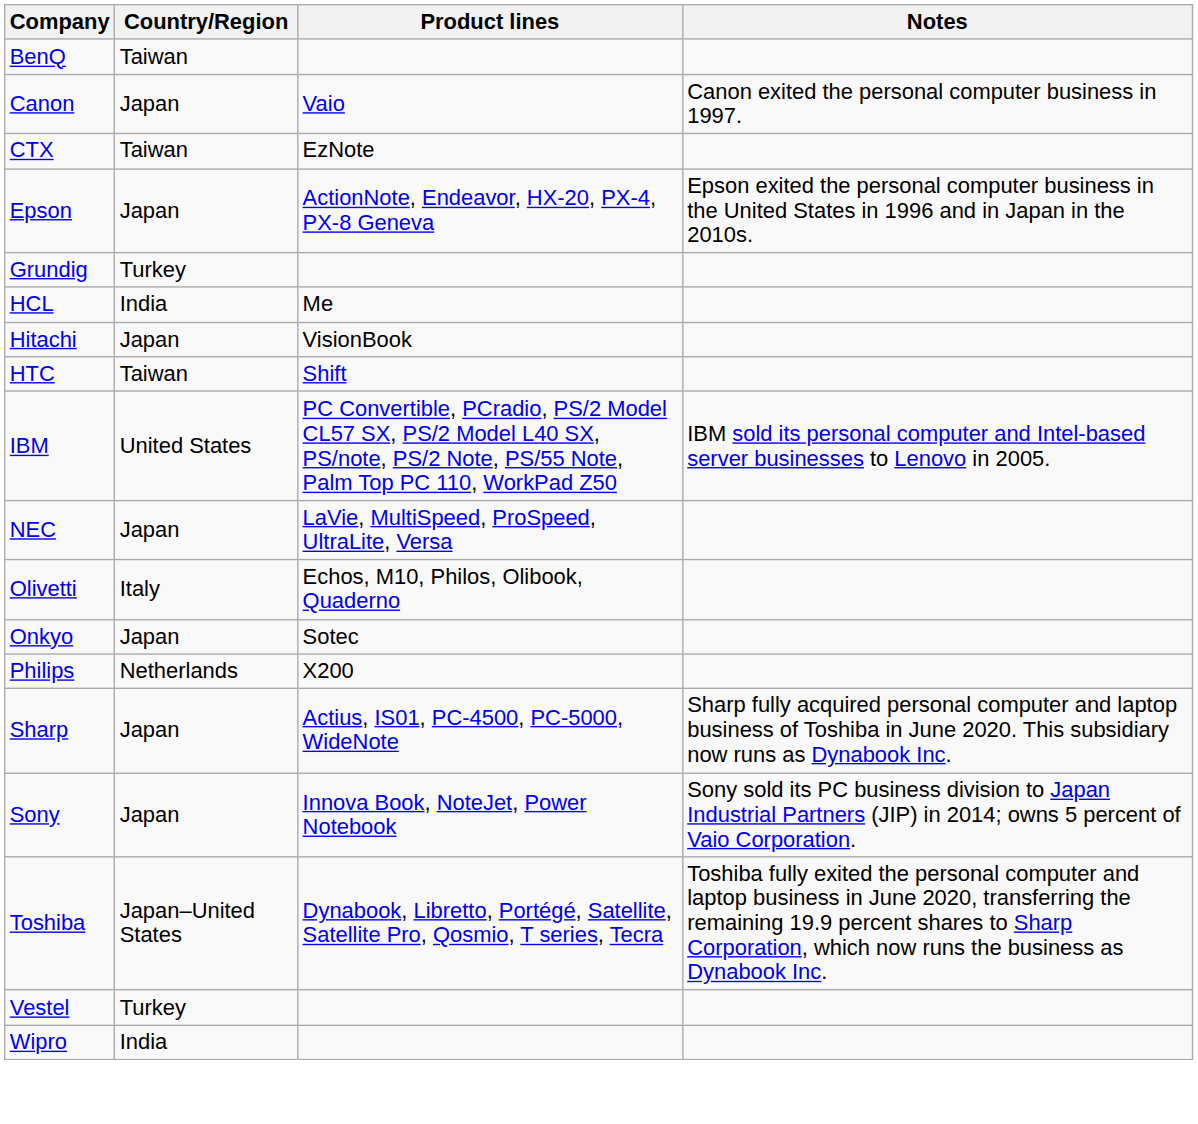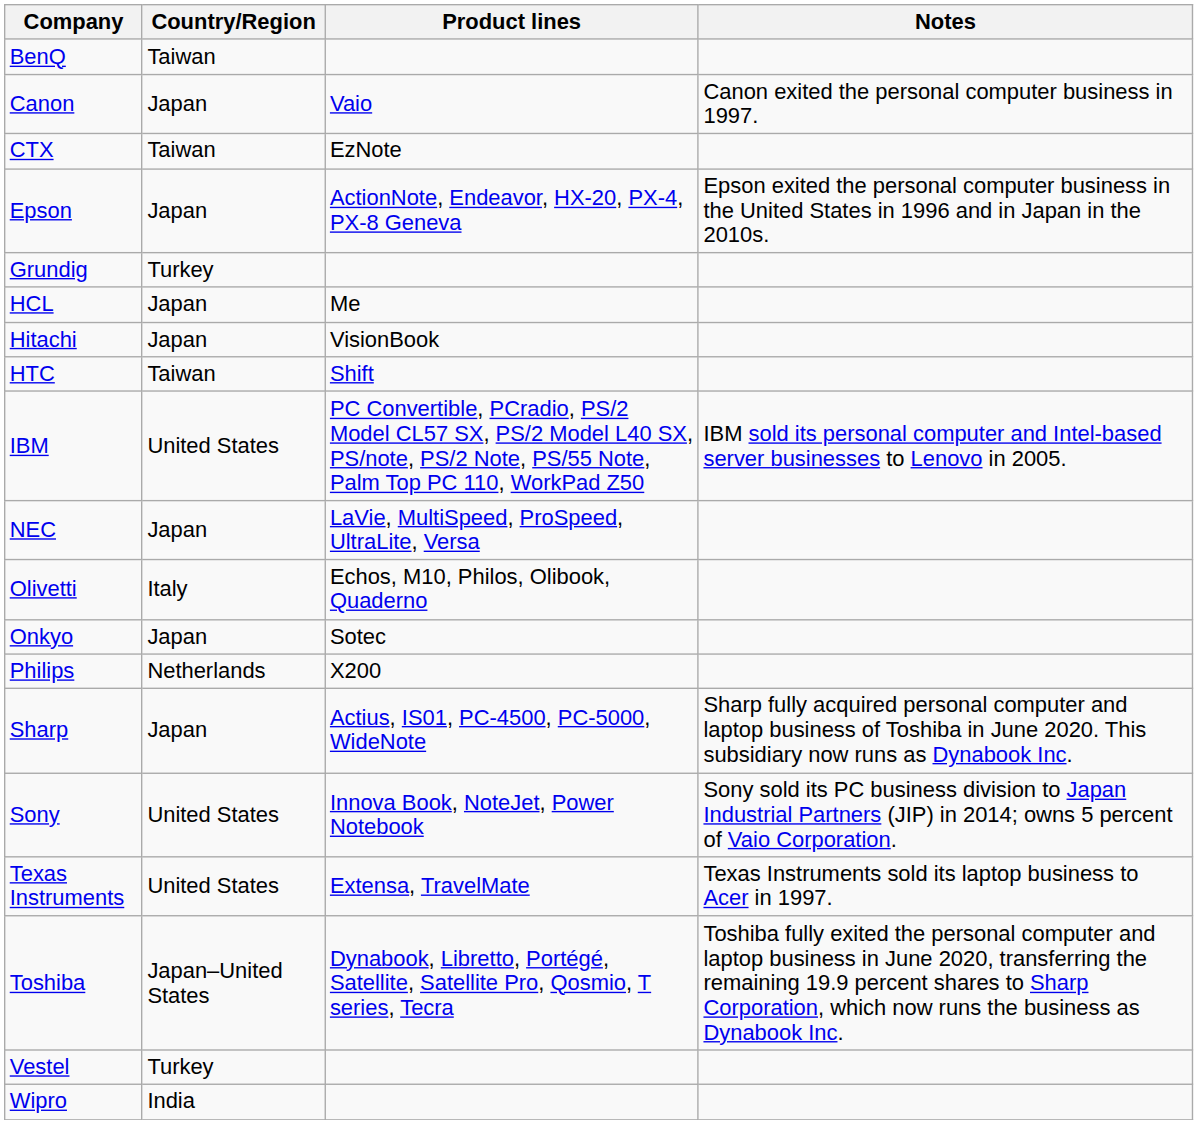(143, 304) India -> (177, 304) Japan
(150, 814) Japan -> (213, 814) United States
+ row: (67, 886)
